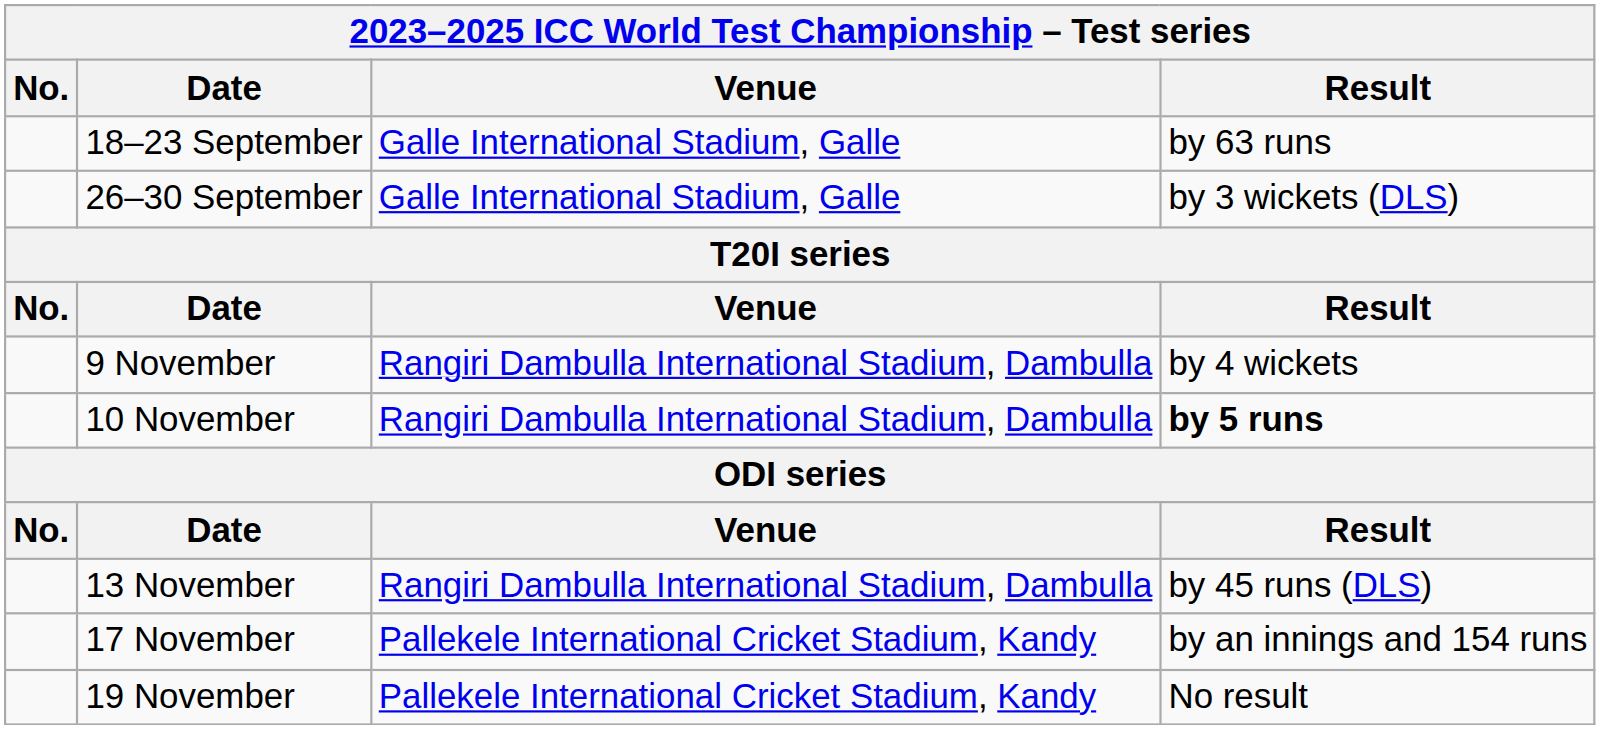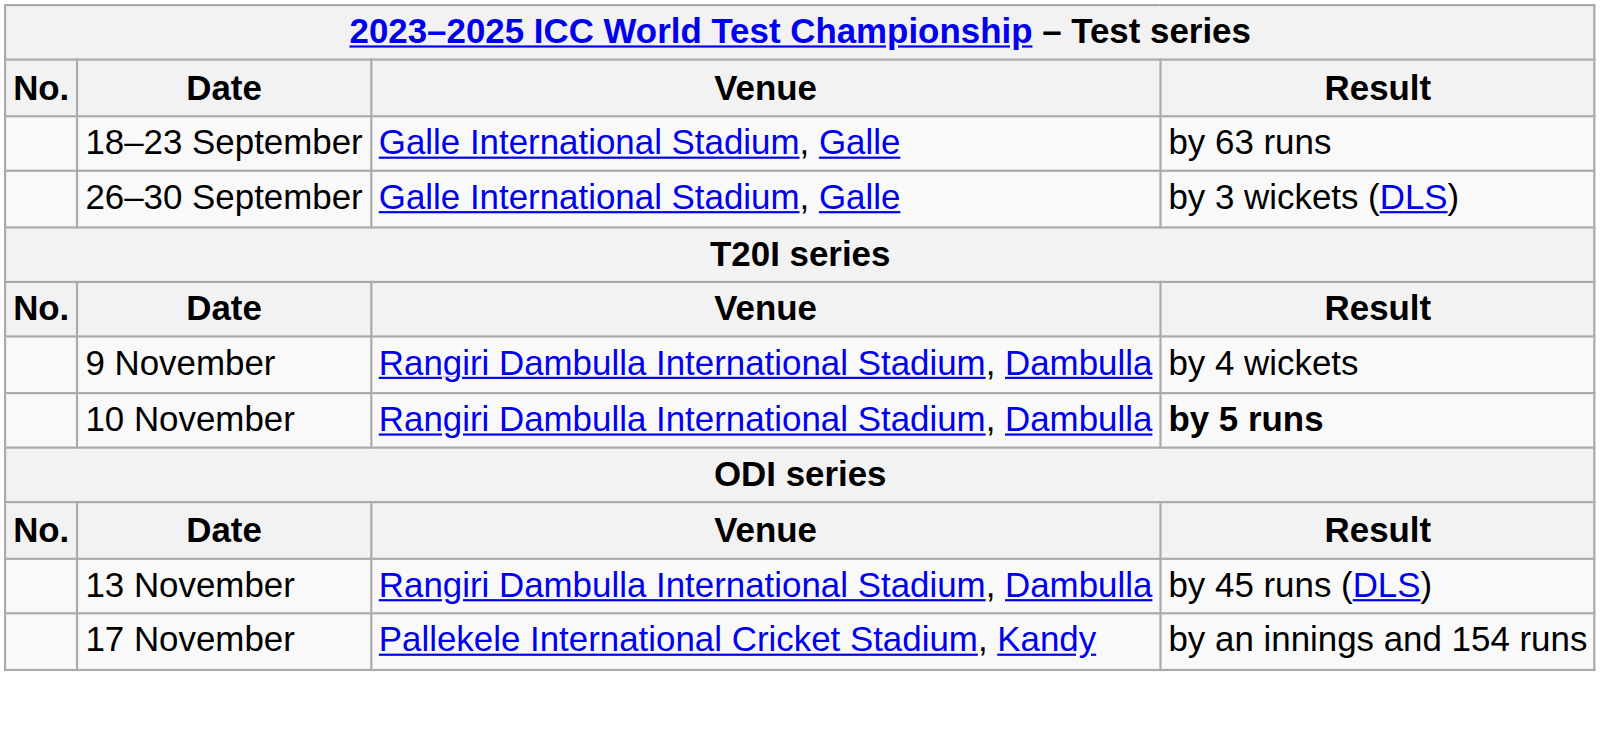- row: (190, 695)
